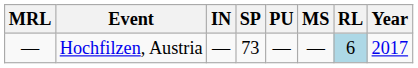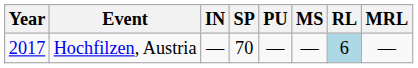columns swapped: (390, 18) <-> (30, 18)
(250, 47) 73 -> (244, 47) 70
